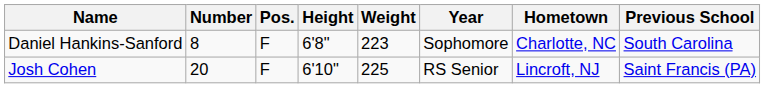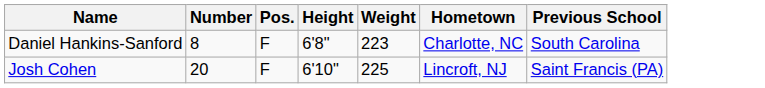- column: (466, 17)
